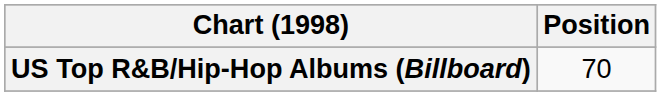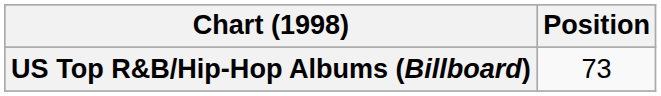(597, 68) 70 -> (597, 68) 73
